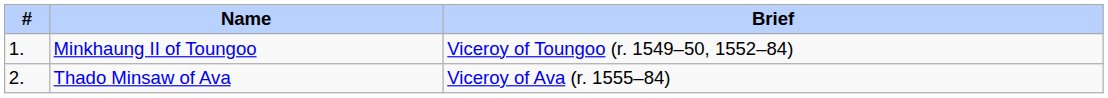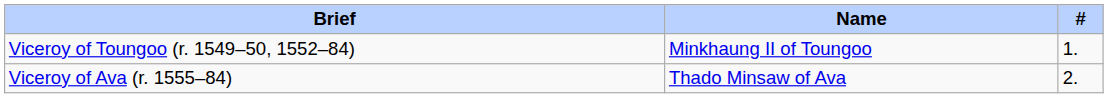columns swapped: (27, 19) <-> (773, 19)
